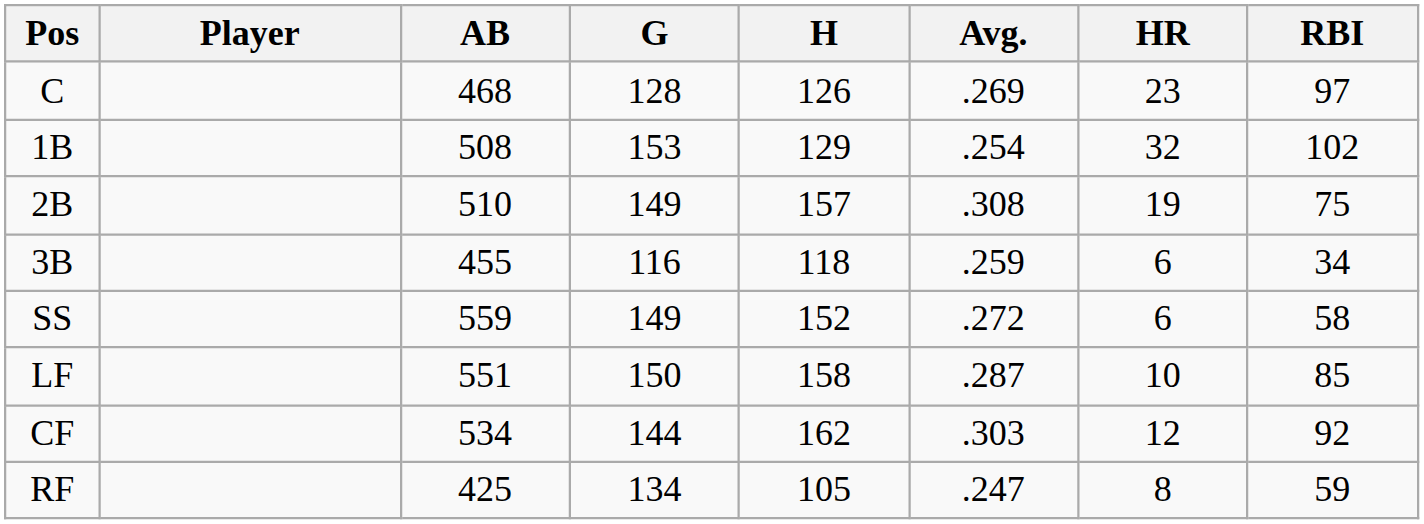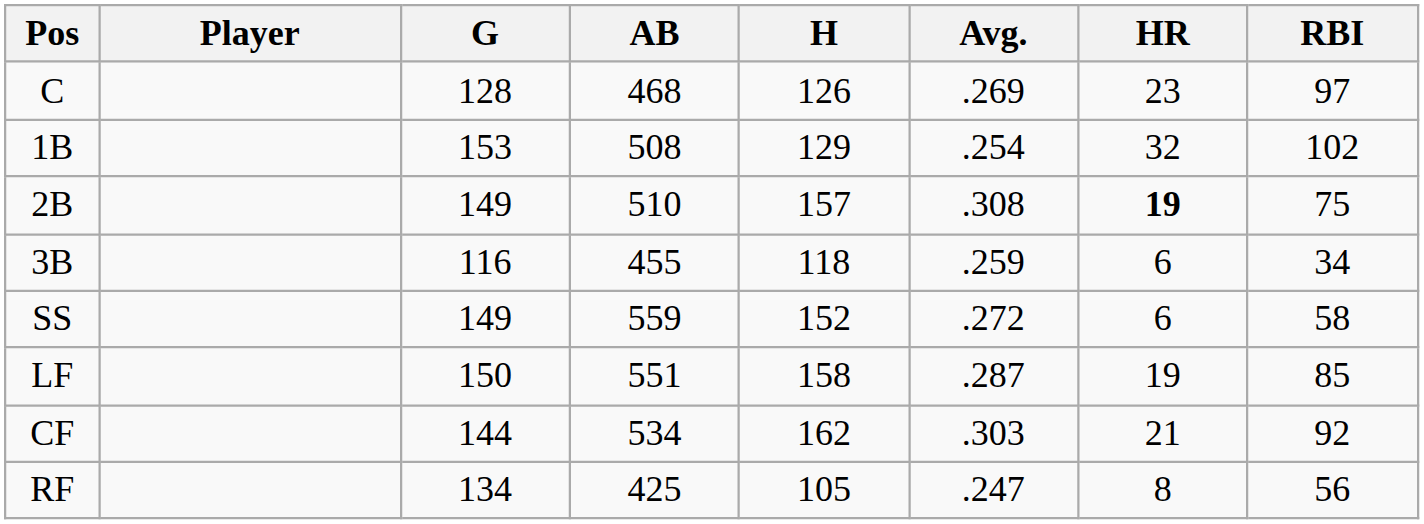columns swapped: (655, 33) <-> (485, 33)
(1163, 204) normal -> (1163, 204) bold
(1163, 375) 10 -> (1163, 375) 19
(1163, 432) 12 -> (1163, 432) 21
(1332, 489) 59 -> (1332, 489) 56
